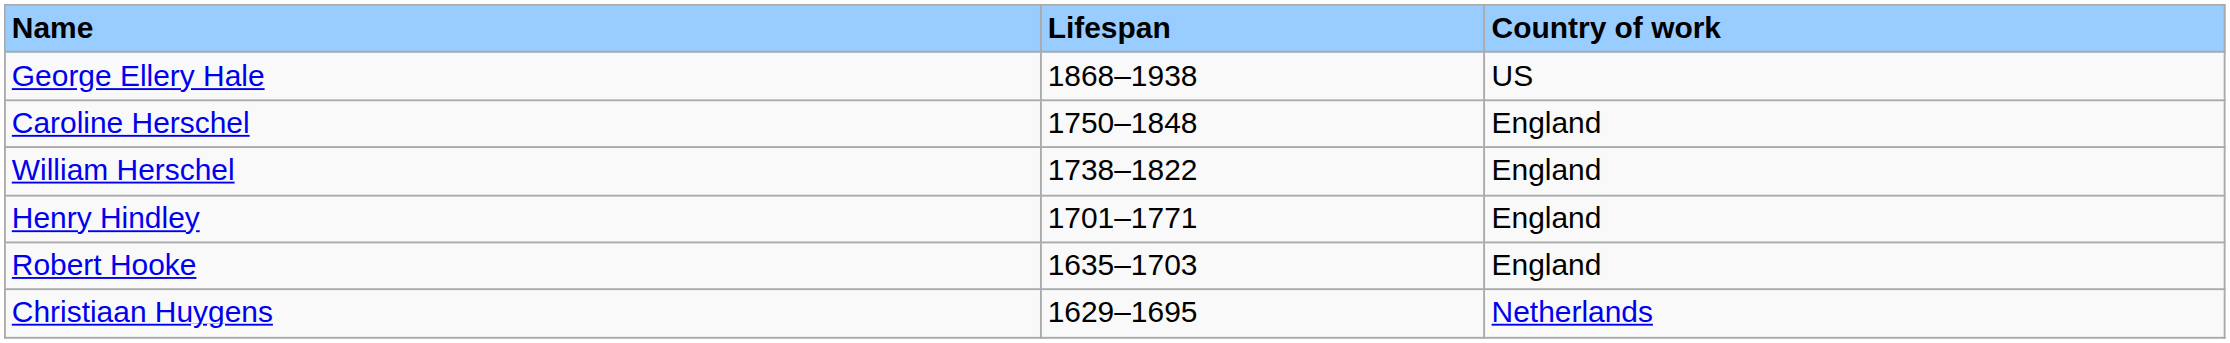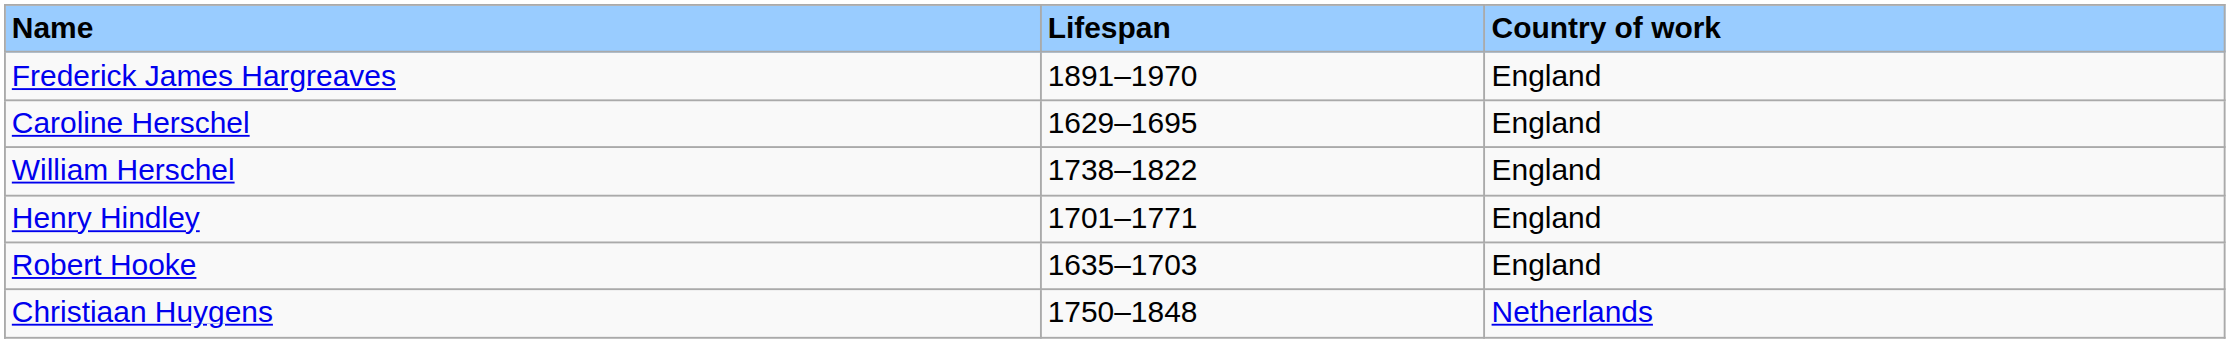- row: (138, 75)
+ row: (204, 75)
(1123, 123) 1750–1848 -> (1123, 123) 1629–1695
(1123, 312) 1629–1695 -> (1123, 312) 1750–1848
